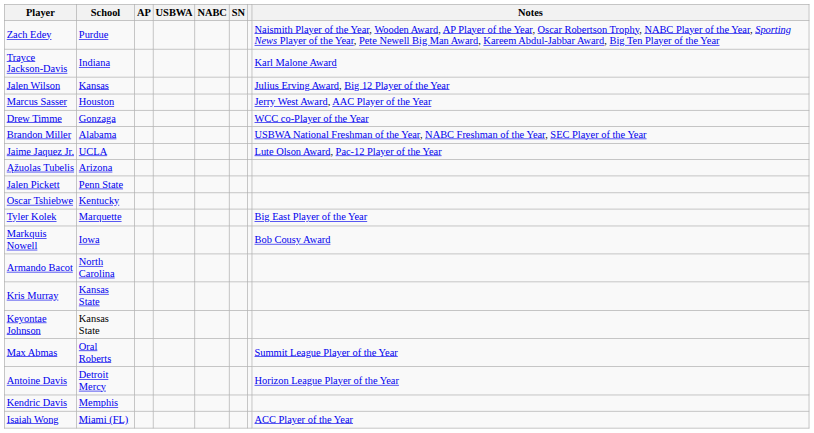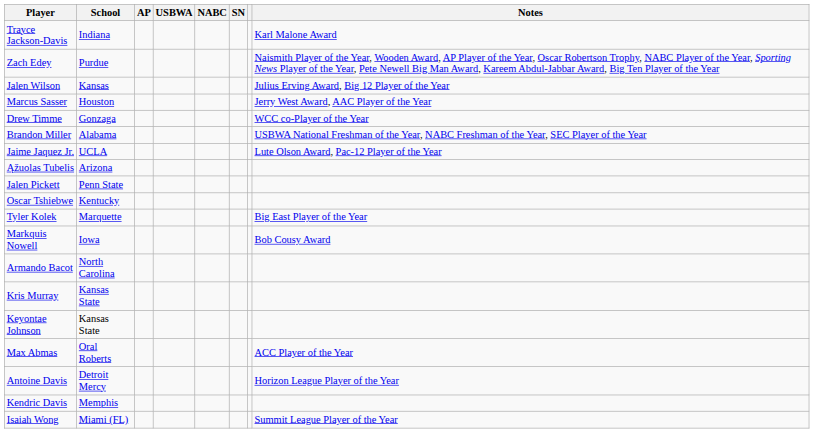rows swapped: (29, 35) <-> (37, 63)
(326, 352) Summit League Player of the Year -> (304, 352) ACC Player of the Year
(304, 419) ACC Player of the Year -> (326, 419) Summit League Player of the Year
